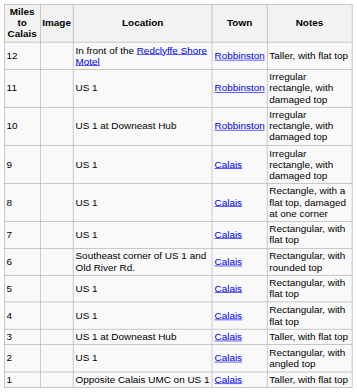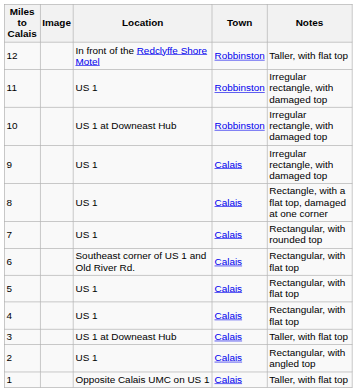(307, 235) Rectangular, with flat top -> (307, 235) Rectangular, with rounded top
(307, 261) Rectangular, with rounded top -> (307, 261) Rectangular, with flat top
